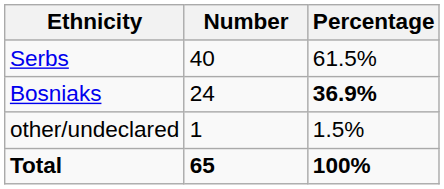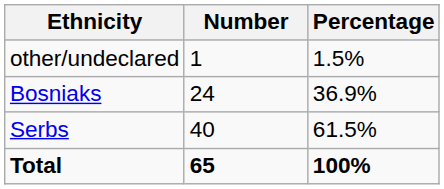rows swapped: (39, 58) <-> (95, 129)
(345, 93) bold -> (345, 93) normal
